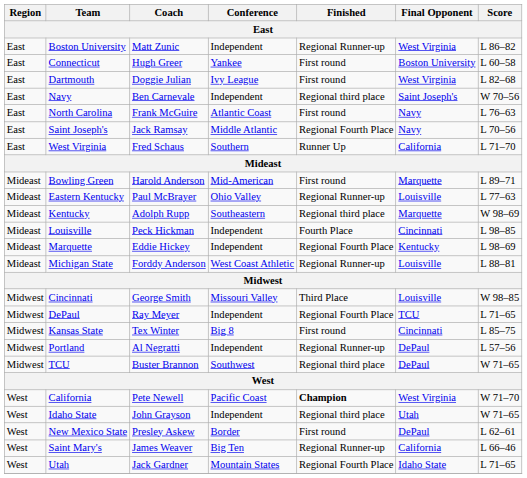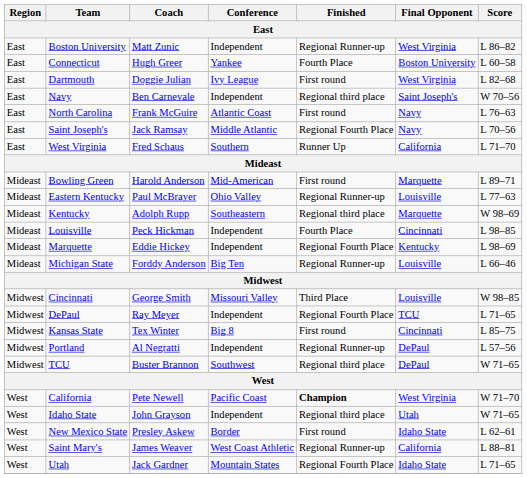(322, 63) First round -> (326, 63) Fourth Place
(252, 264) West Coast Athletic -> (227, 264) Big Ten
(498, 264) L 88–81 -> (498, 264) L 66–46
(414, 431) DePaul -> (422, 431) Idaho State
(227, 448) Big Ten -> (252, 448) West Coast Athletic
(498, 448) L 66–46 -> (498, 448) L 88–81
